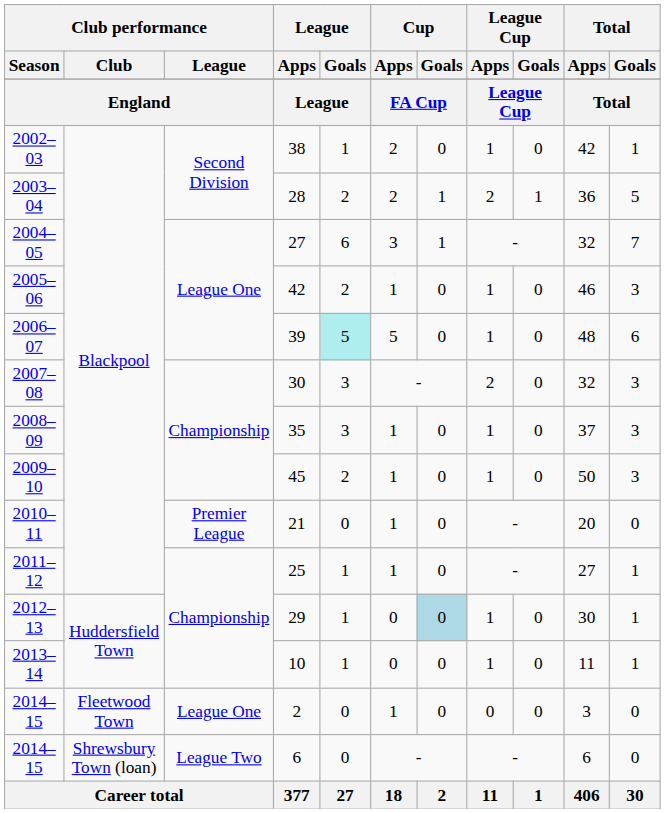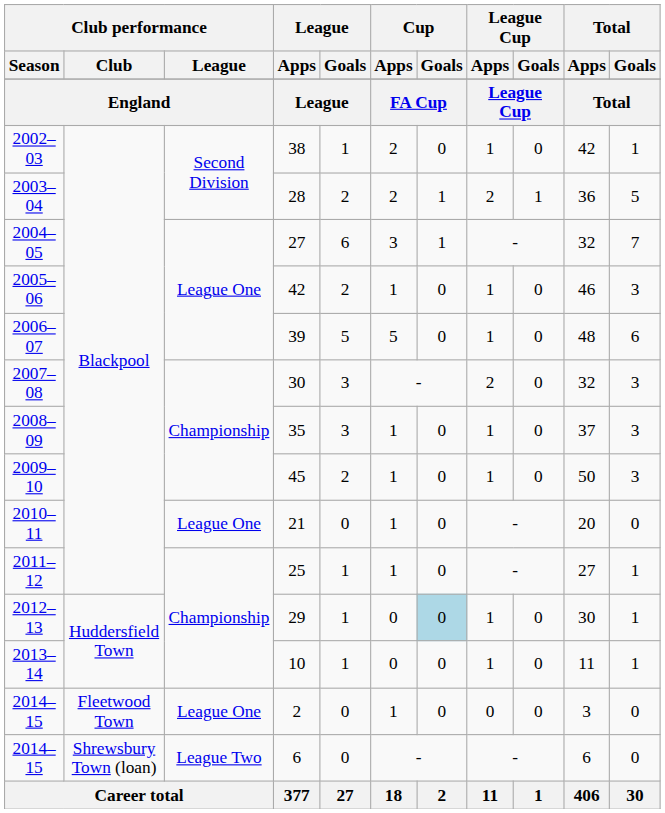(345, 336) paleturquoise background -> (345, 336) no background
(219, 523) Premier League -> (219, 523) League One
